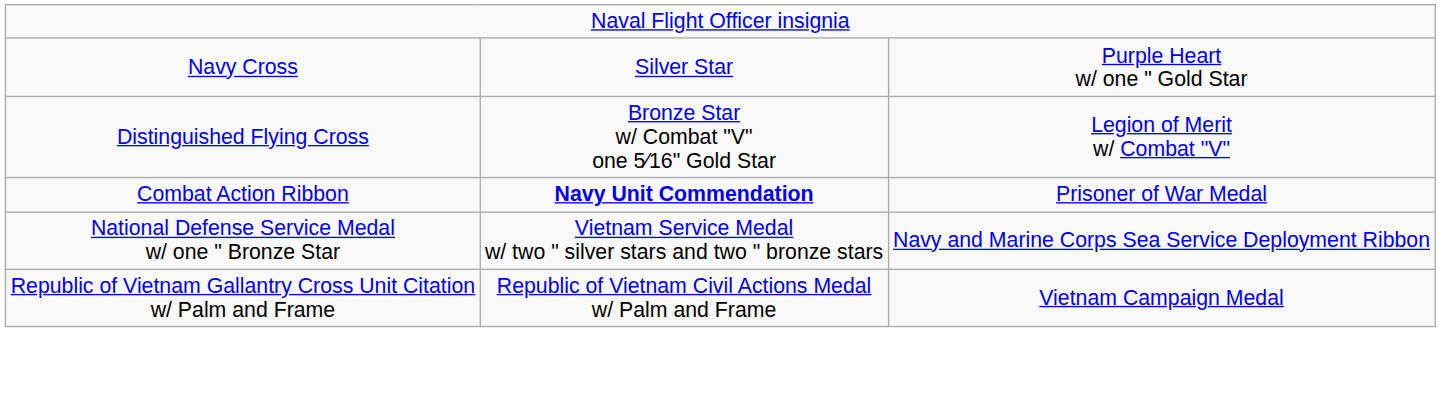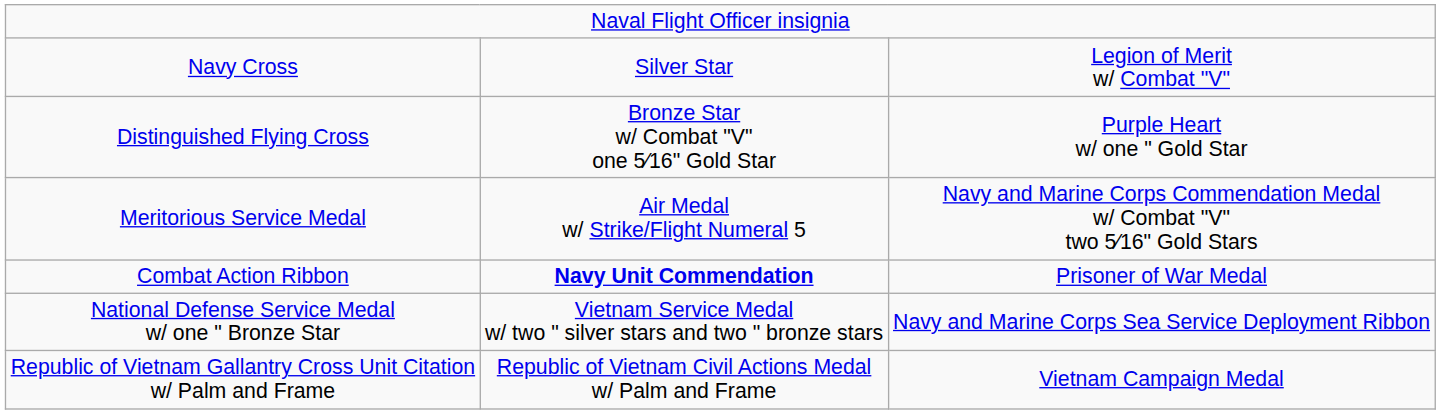(1162, 67) Purple Heart w/ one " Gold Star -> (1162, 67) Legion of Merit w/ Combat "V"
(1162, 136) Legion of Merit w/ Combat "V" -> (1162, 136) Purple Heart w/ one " Gold Star
+ row: (243, 218)
